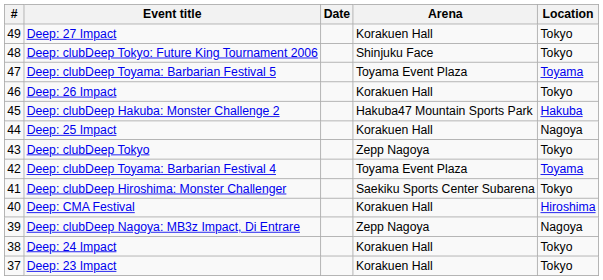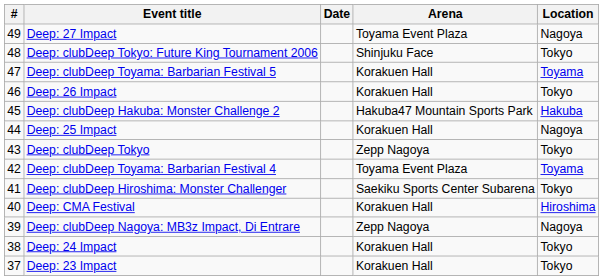(394, 34) Korakuen Hall -> (412, 34) Toyama Event Plaza
(556, 34) Tokyo -> (562, 34) Nagoya
(412, 72) Toyama Event Plaza -> (394, 72) Korakuen Hall
